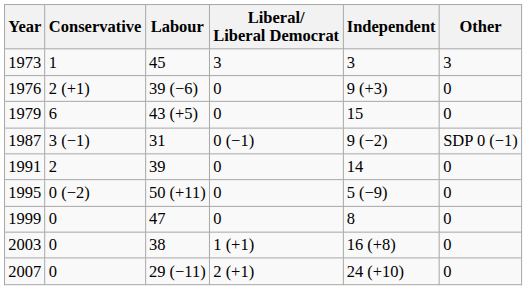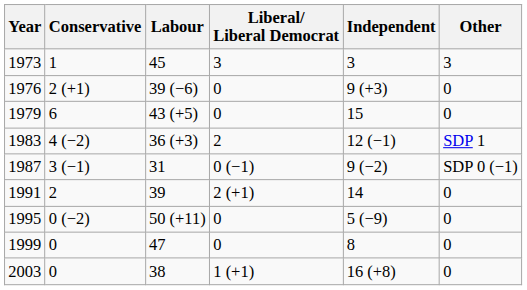+ row: (25, 140)
(217, 166) 0 -> (234, 192) 2 (+1)
- row: (25, 271)
